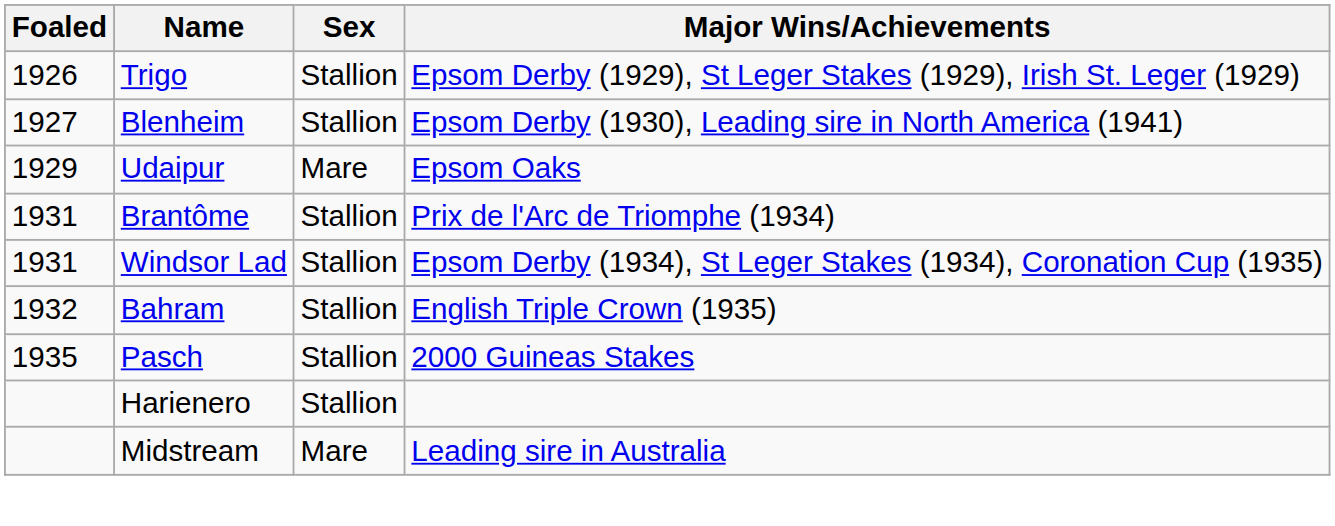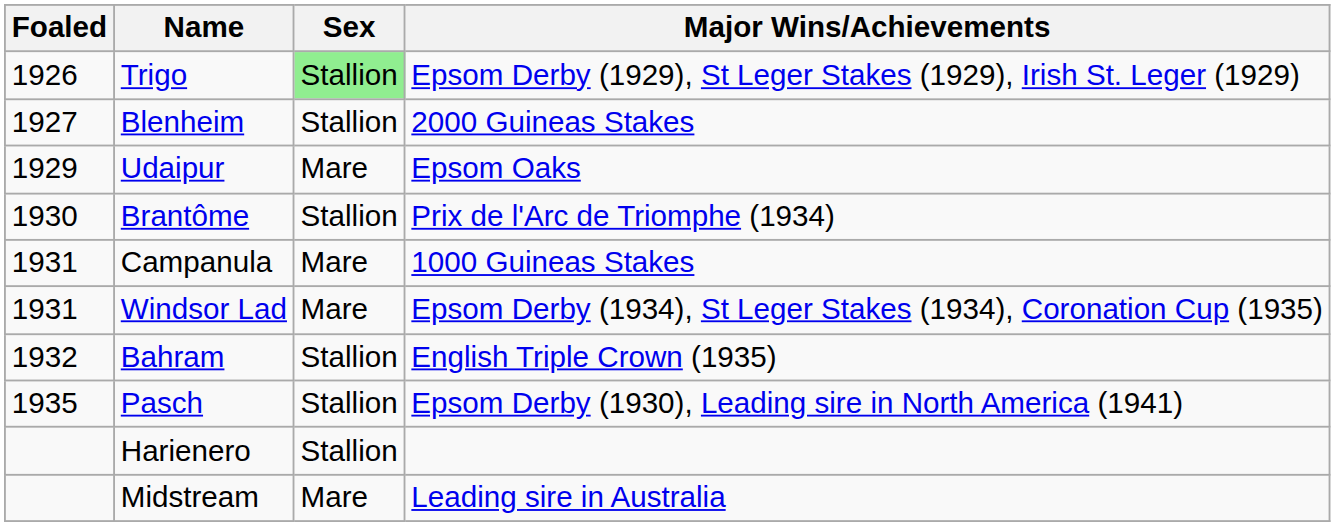(349, 74) no background -> (349, 74) lightgreen background
(797, 121) Epsom Derby (1930), Leading sire in North America (1941) -> (553, 121) 2000 Guineas Stakes
(45, 215) 1931 -> (45, 215) 1930
+ row: (196, 262)
(349, 262) Stallion -> (334, 309) Mare
(553, 356) 2000 Guineas Stakes -> (797, 403) Epsom Derby (1930), Leading sire in North America (1941)
